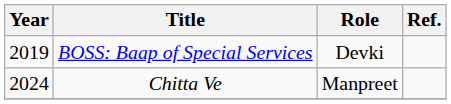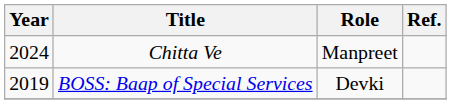rows swapped: (185, 51) <-> (185, 83)
